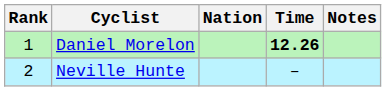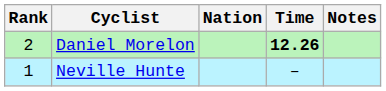(28, 45) 1 -> (28, 45) 2
(28, 72) 2 -> (28, 72) 1
